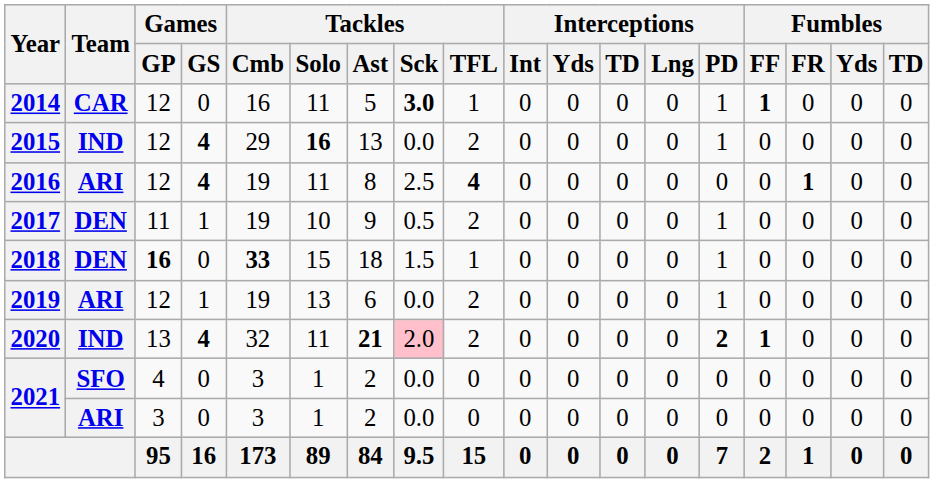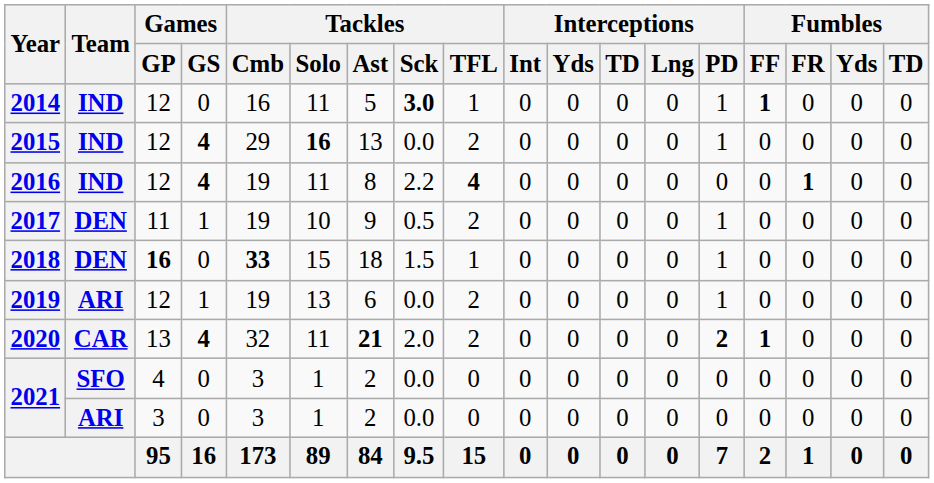(101, 102) CAR -> (101, 102) IND
(101, 181) ARI -> (101, 181) IND
(419, 181) 2.5 -> (419, 181) 2.2
(101, 338) IND -> (101, 338) CAR
(419, 338) pink background -> (419, 338) no background
